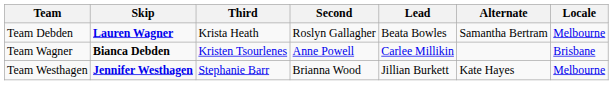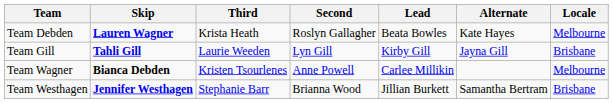(504, 32) Samantha Bertram -> (487, 32) Kate Hayes
+ row: (31, 51)
(574, 51) Brisbane -> (579, 70) Melbourne
(487, 70) Kate Hayes -> (504, 88) Samantha Bertram
(579, 70) Melbourne -> (574, 88) Brisbane
